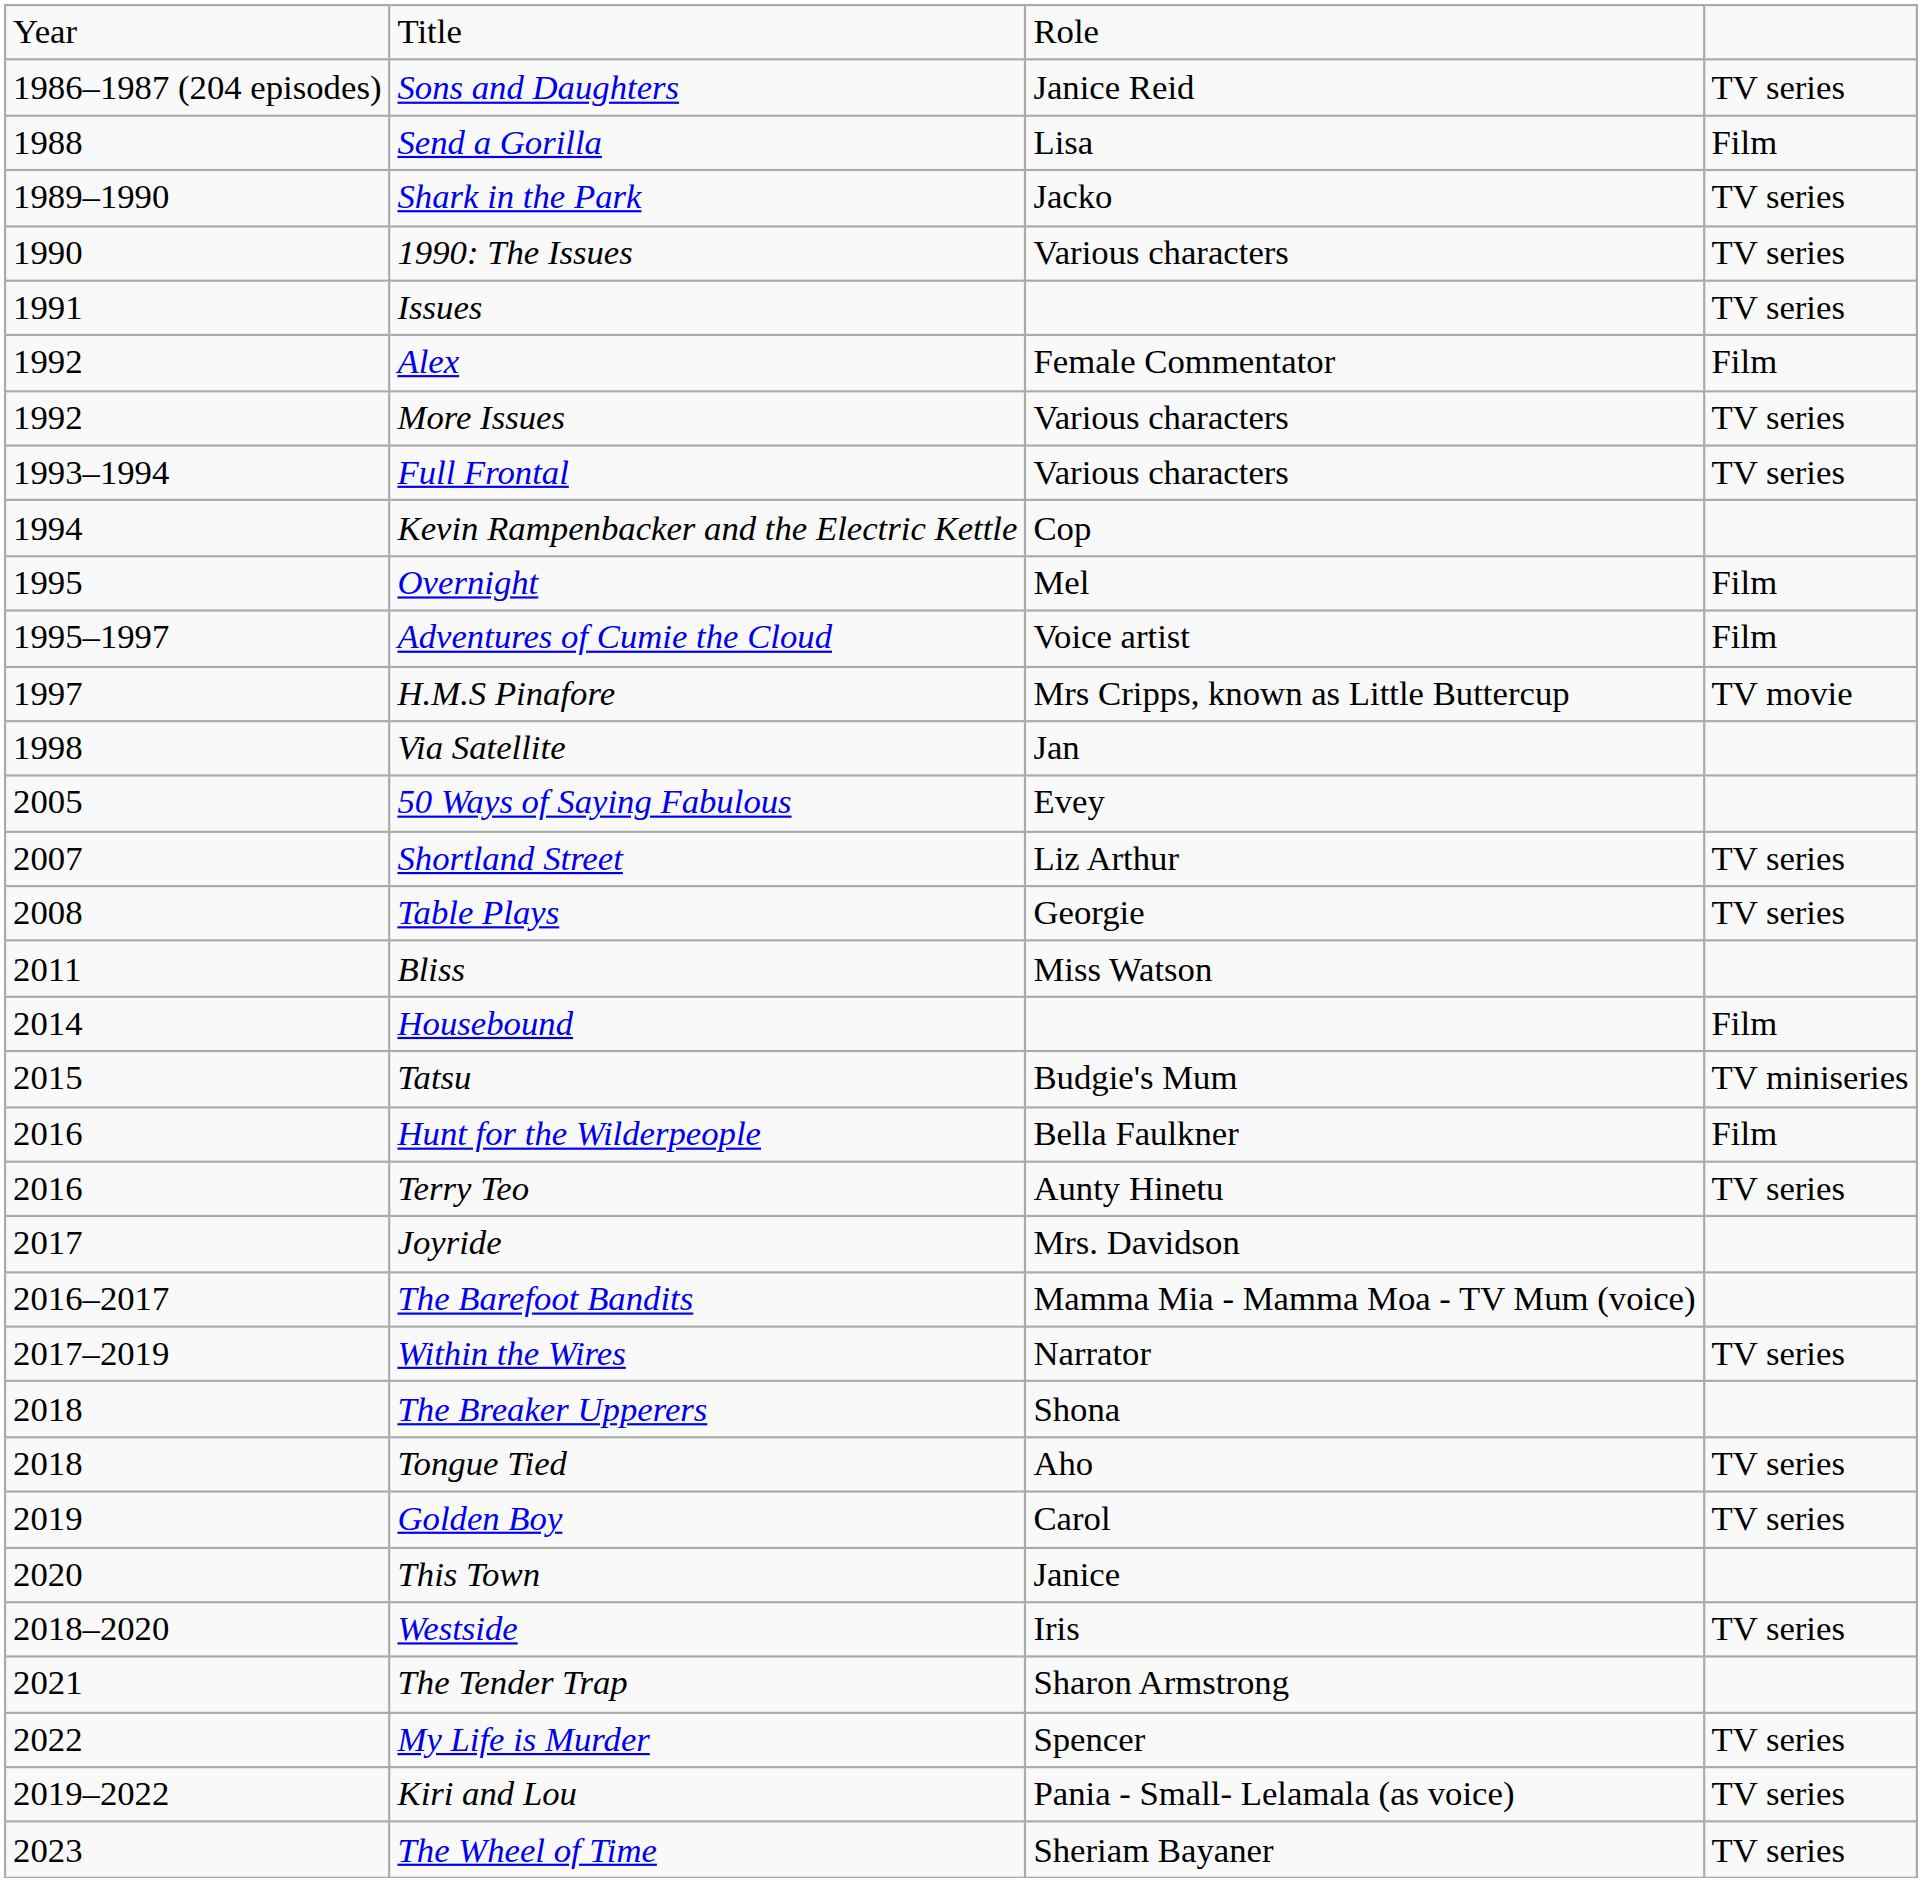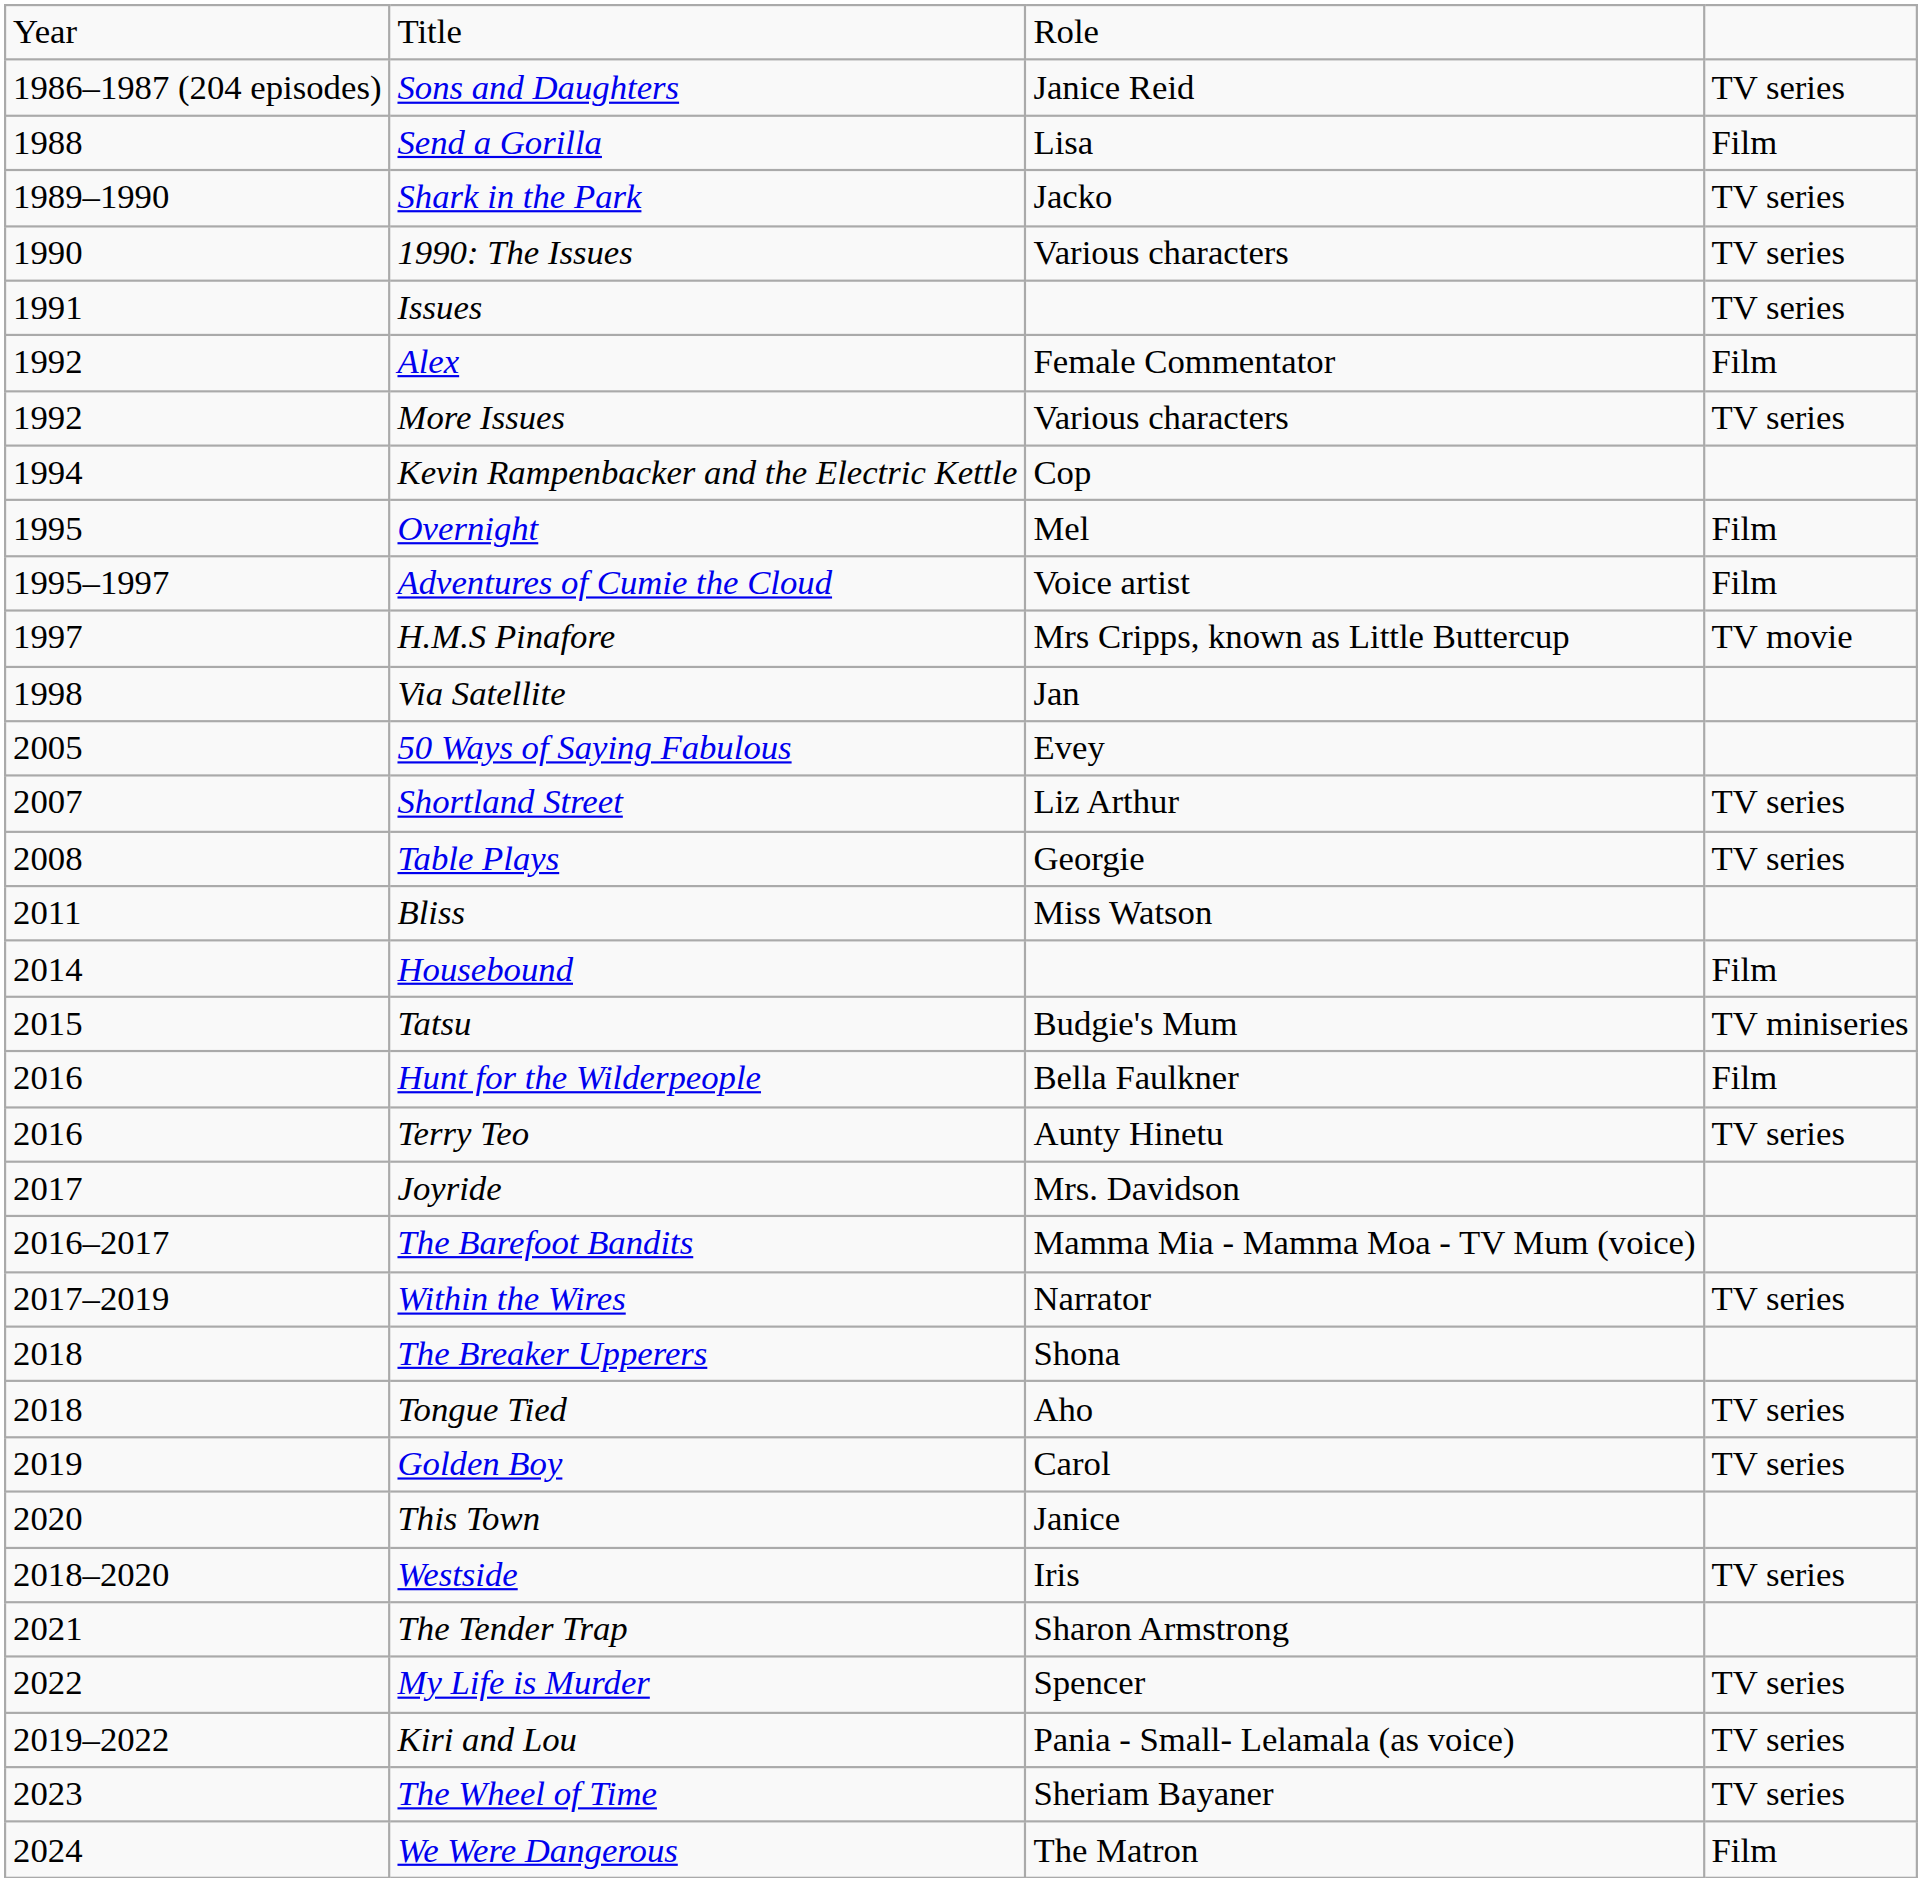- row: (483, 472)
+ row: (538, 1849)
